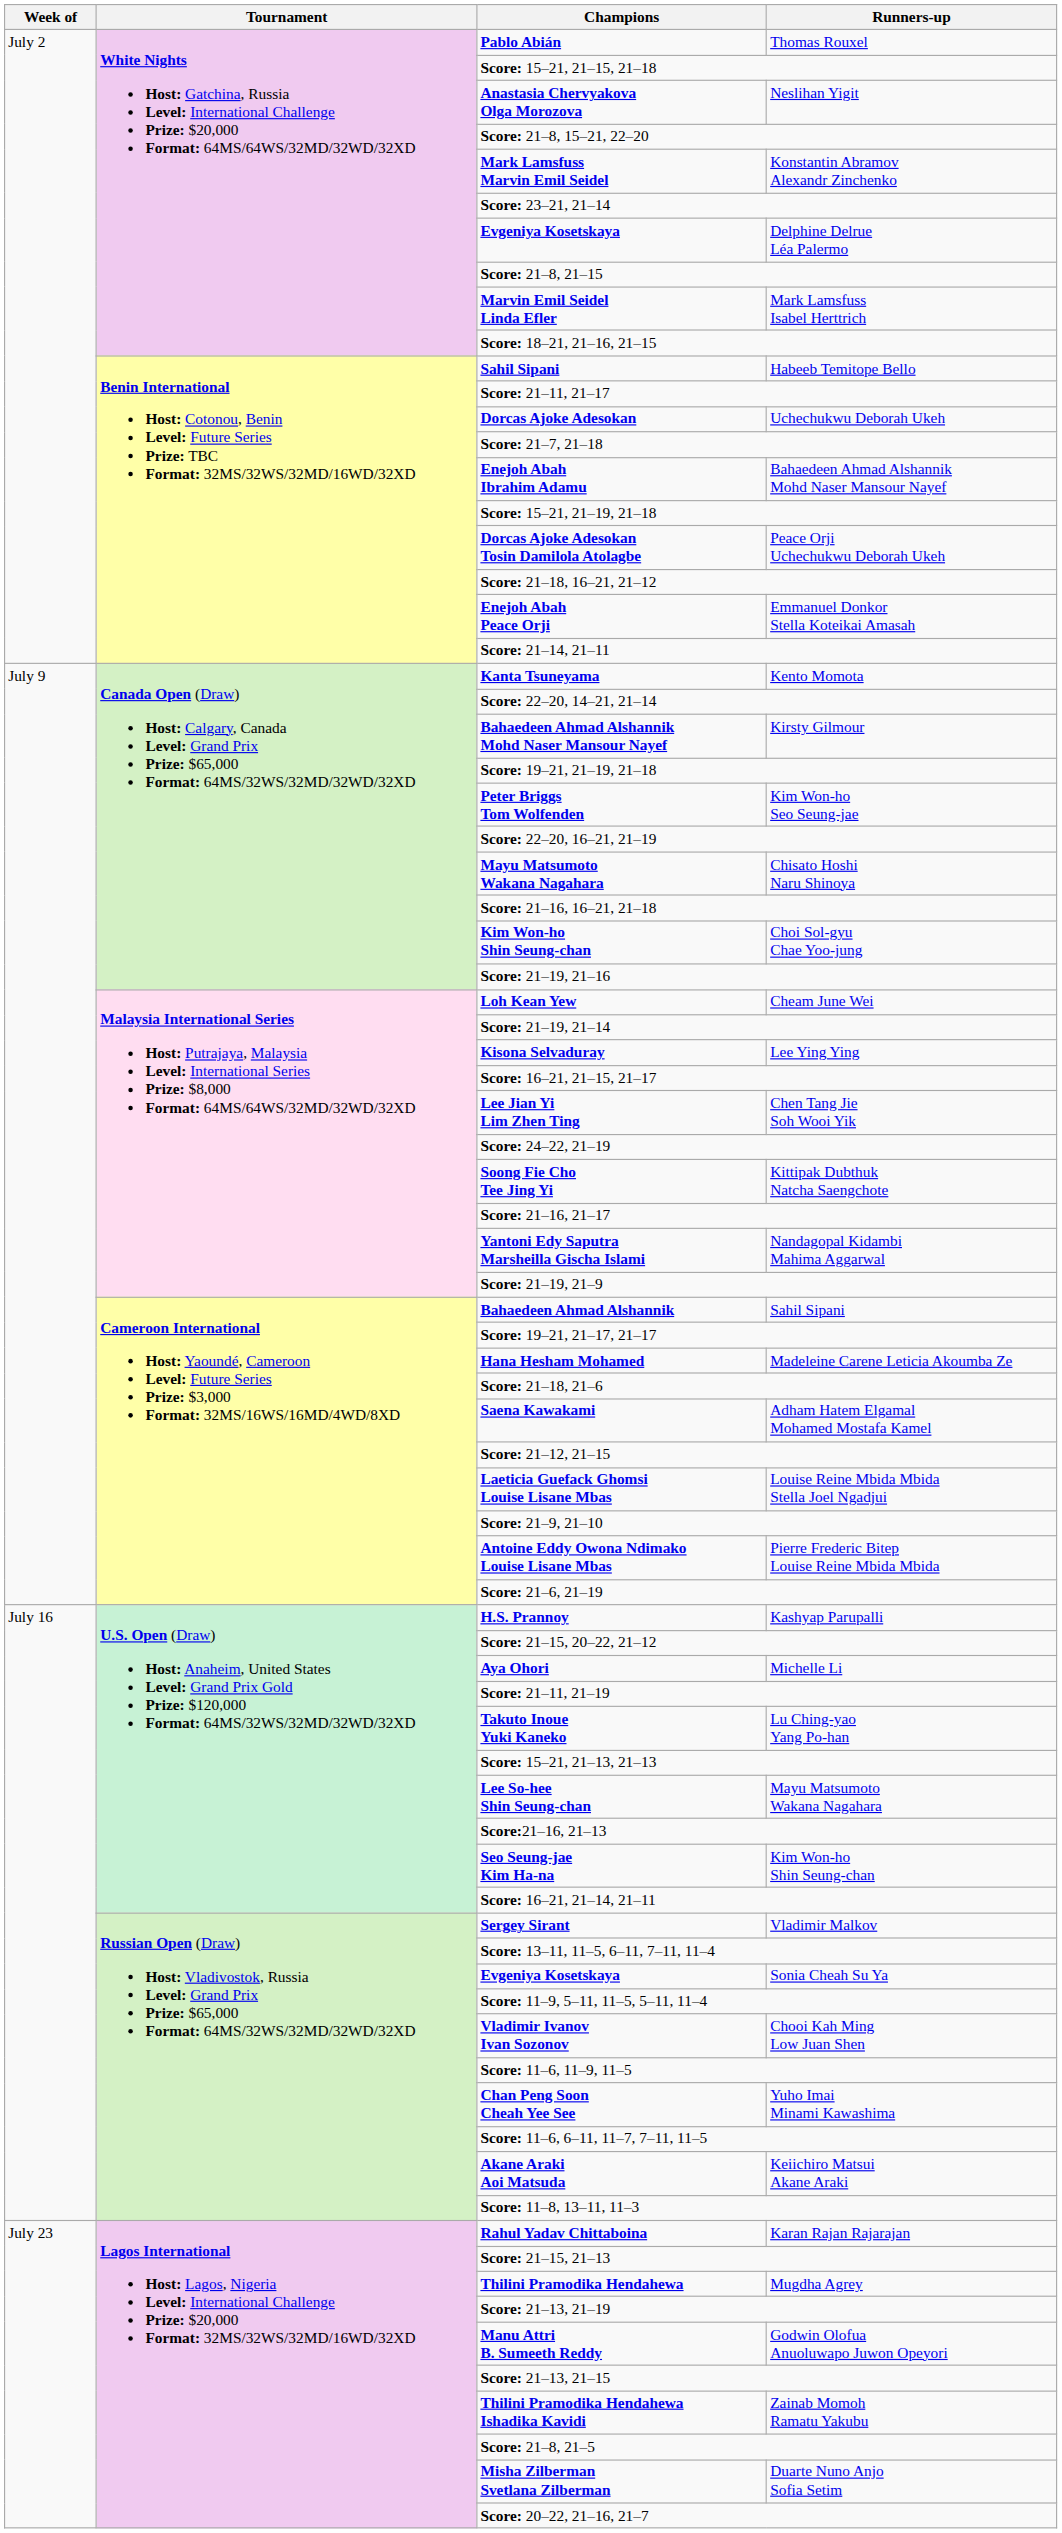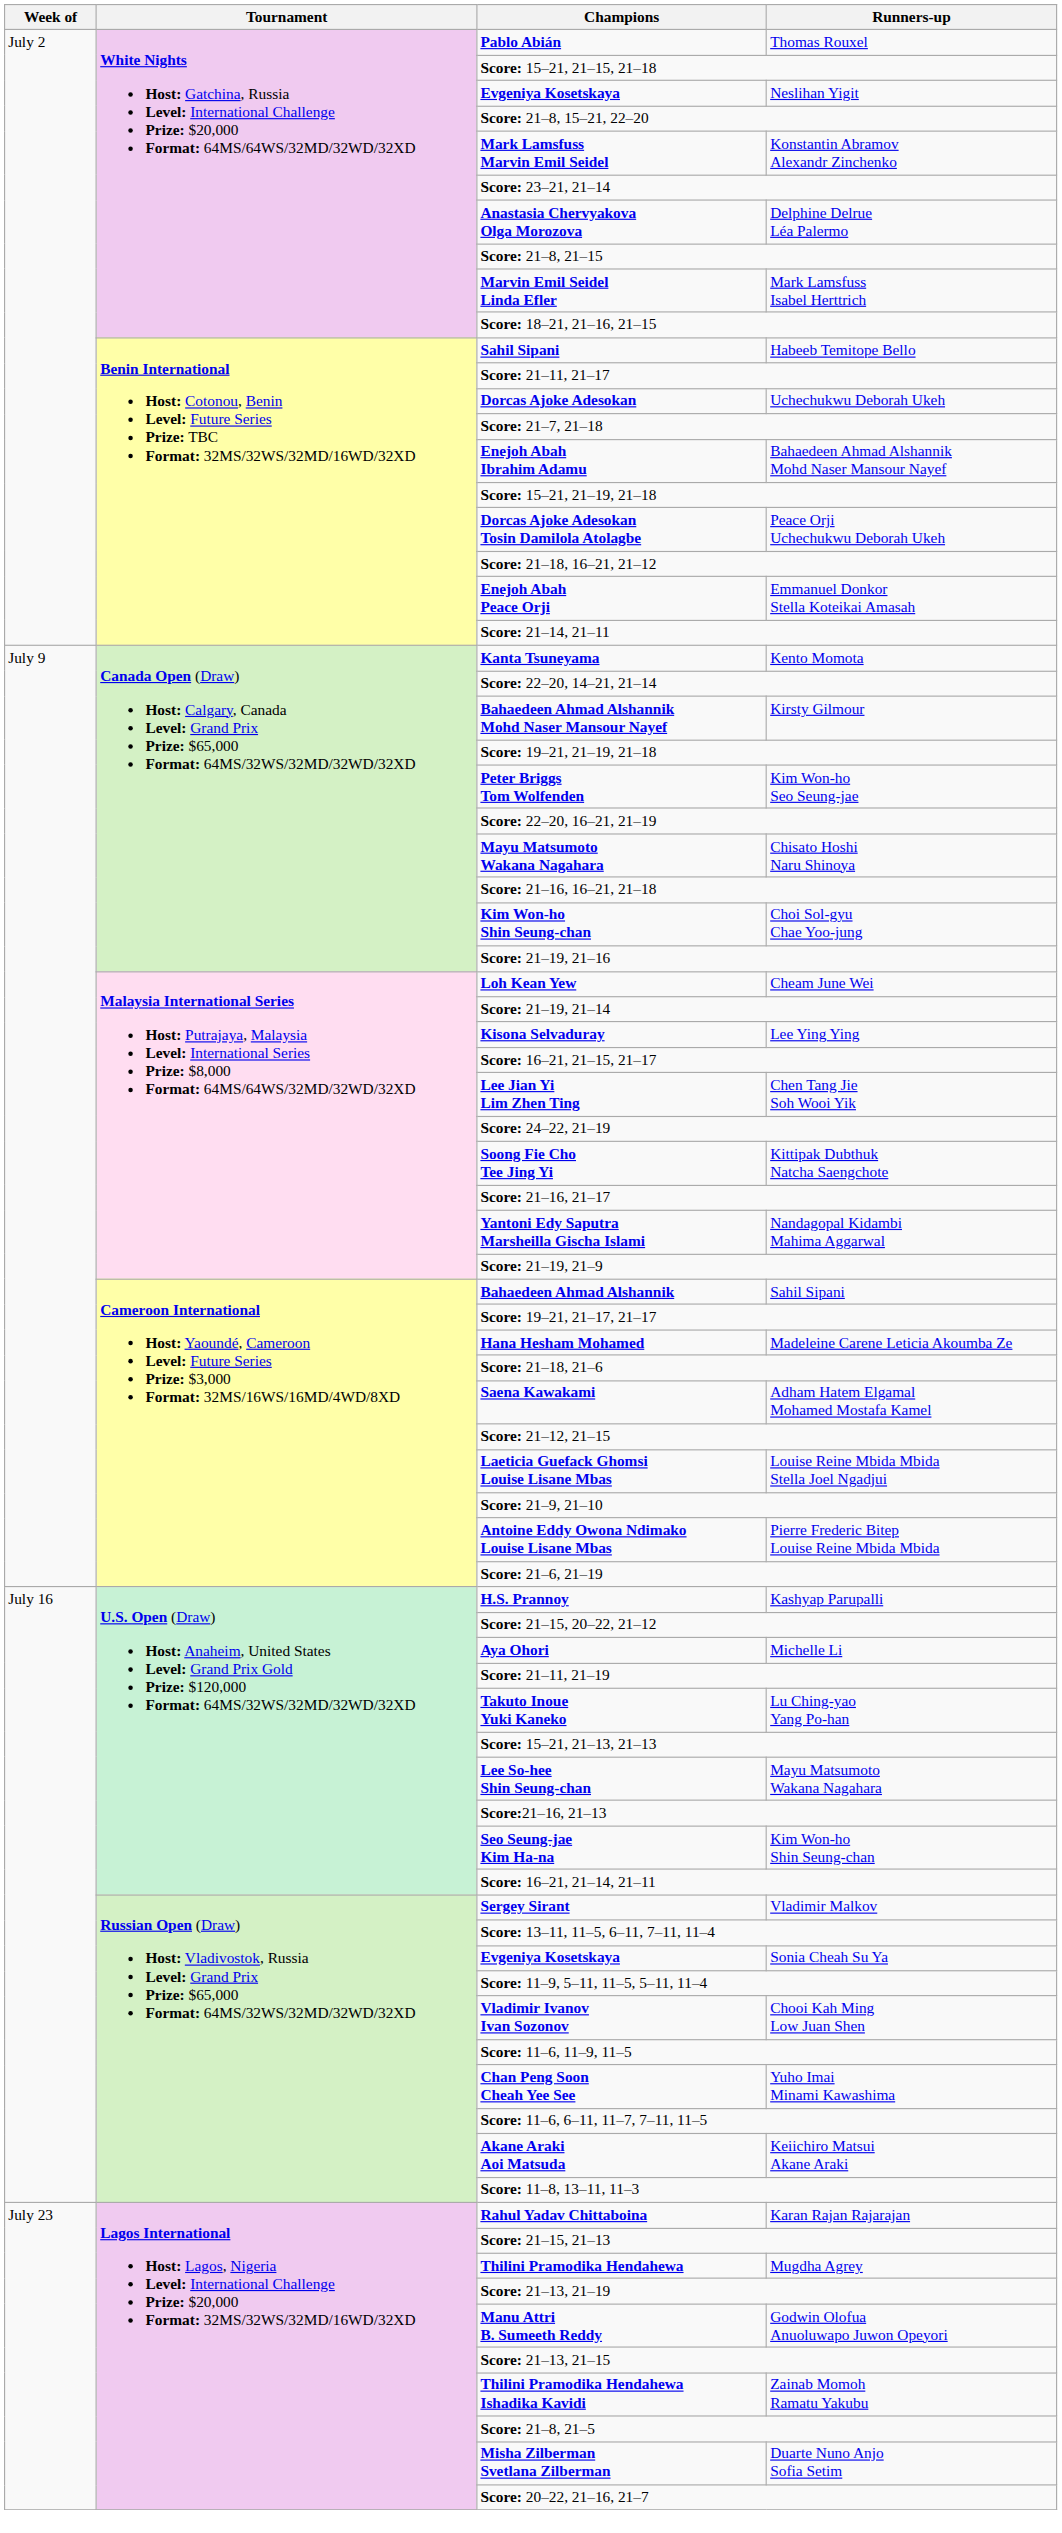(558, 101) Anastasia Chervyakova Olga Morozova -> (550, 92) Evgeniya Kosetskaya
(550, 230) Evgeniya Kosetskaya -> (558, 221) Anastasia Chervyakova Olga Morozova
